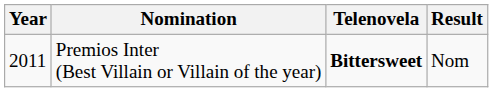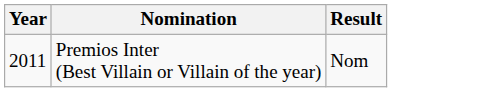- column: (376, 19)
